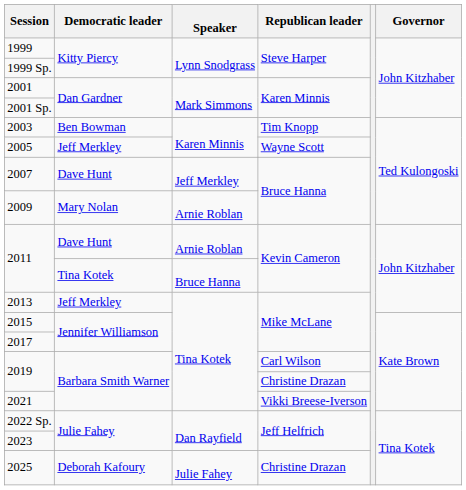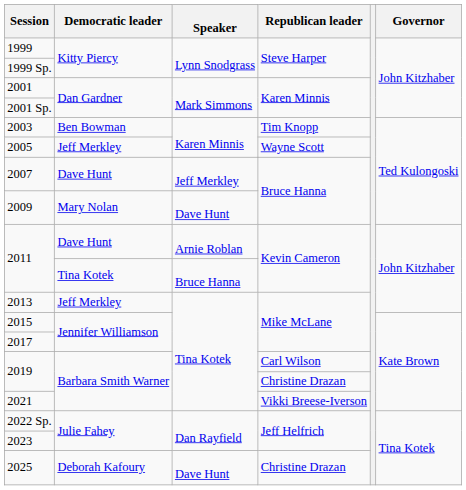(209, 214) Arnie Roblan -> (202, 214) Dave Hunt
(204, 474) Julie Fahey -> (202, 474) Dave Hunt
